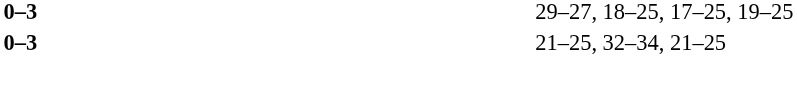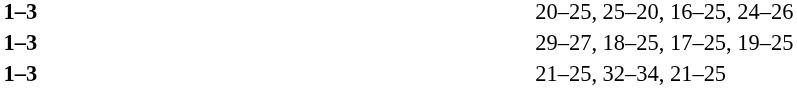+ row: (664, 11)
(20, 11) 0–3 -> (20, 42) 1–3
(20, 42) 0–3 -> (20, 74) 1–3
